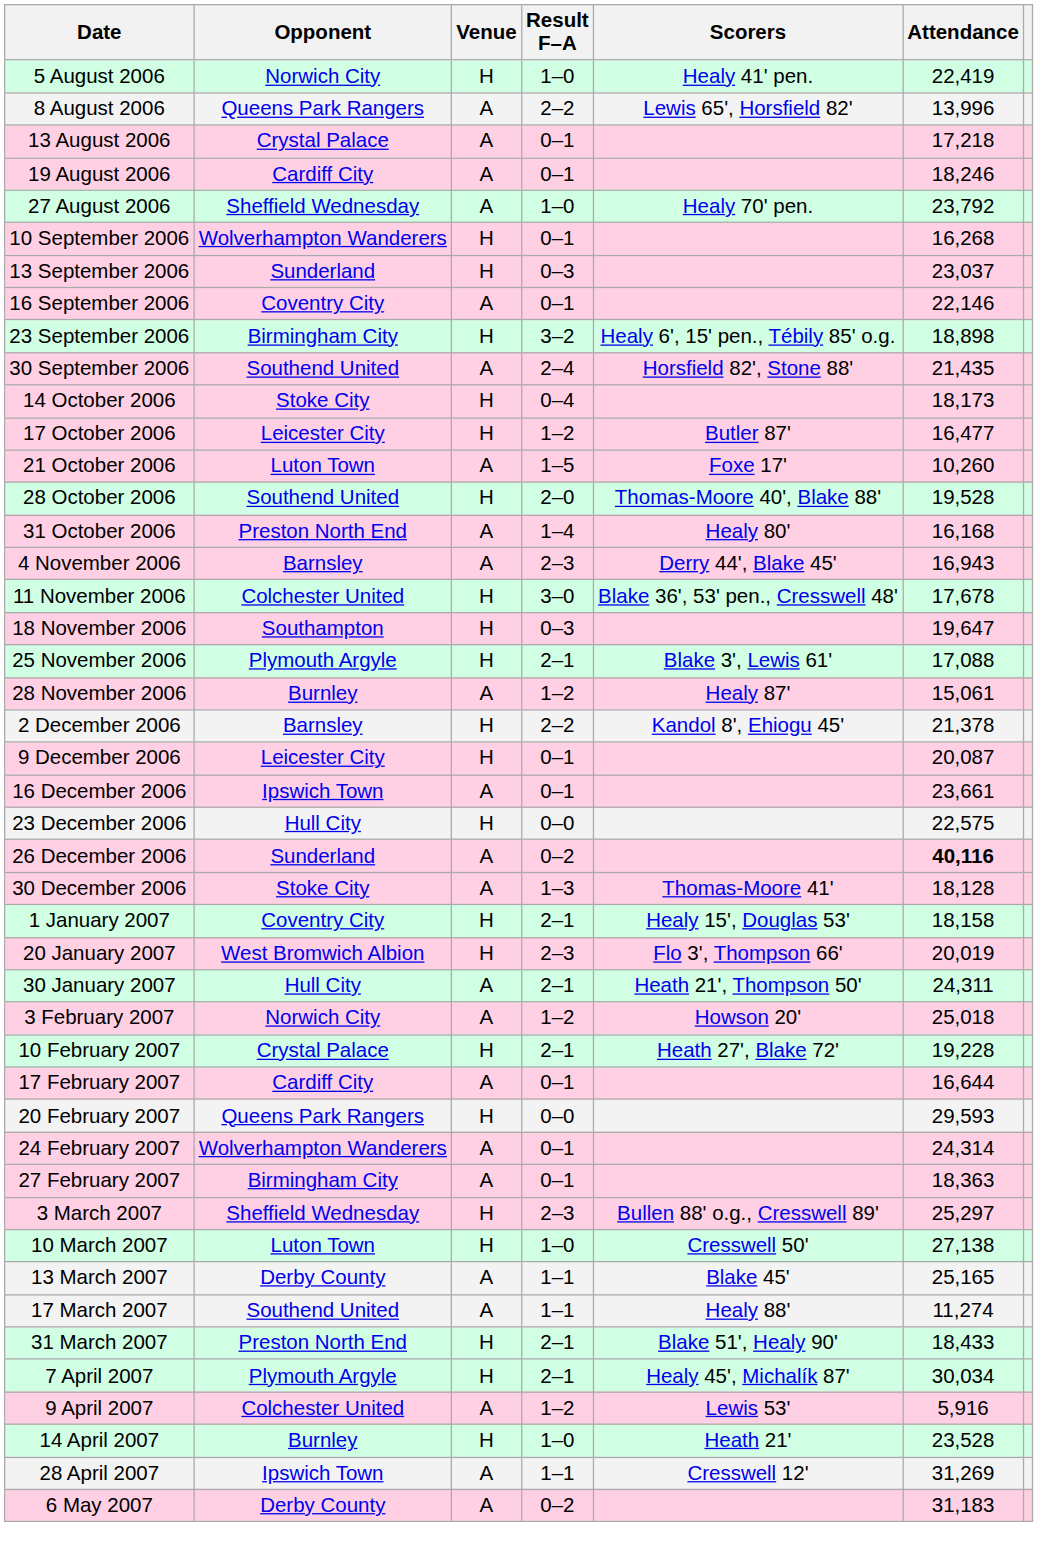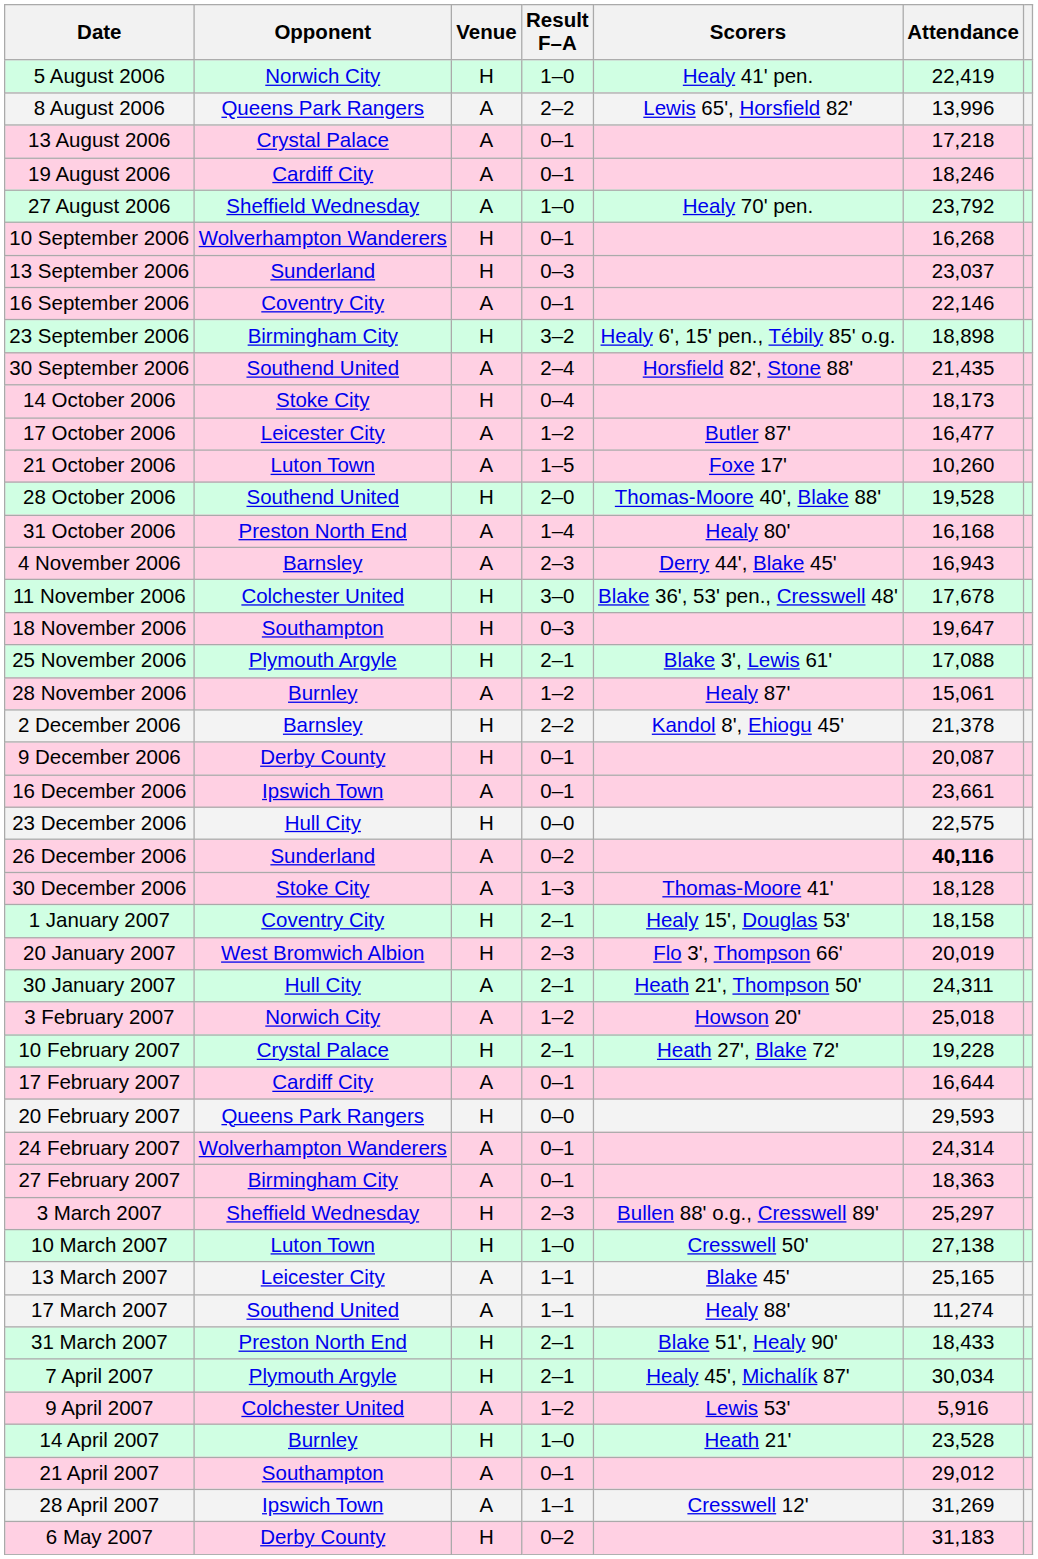(486, 433) H -> (486, 433) A
(323, 758) Leicester City -> (323, 758) Derby County
(323, 1278) Derby County -> (323, 1278) Leicester City
+ row: (99, 1472)
(486, 1505) A -> (486, 1537) H
